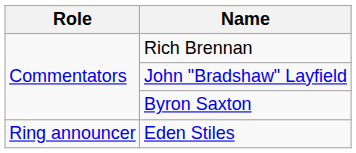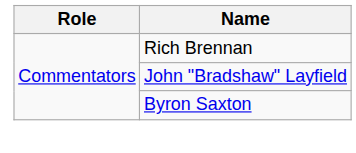- row: (189, 133)
